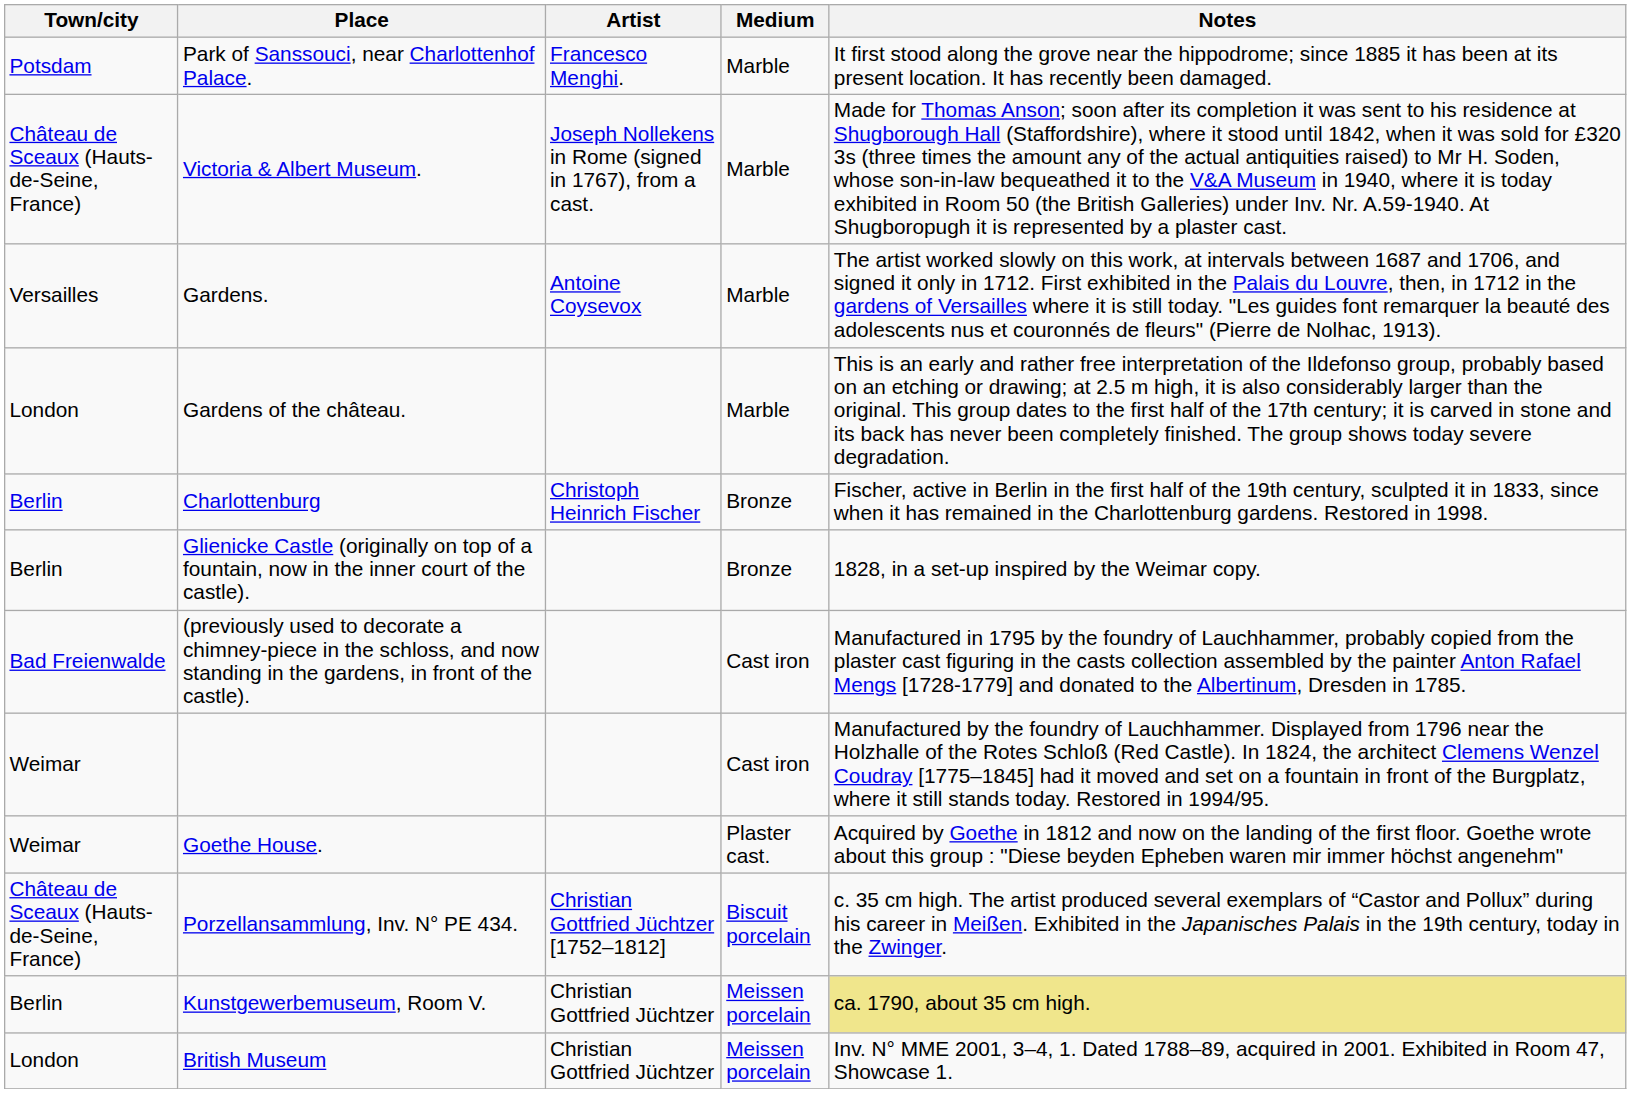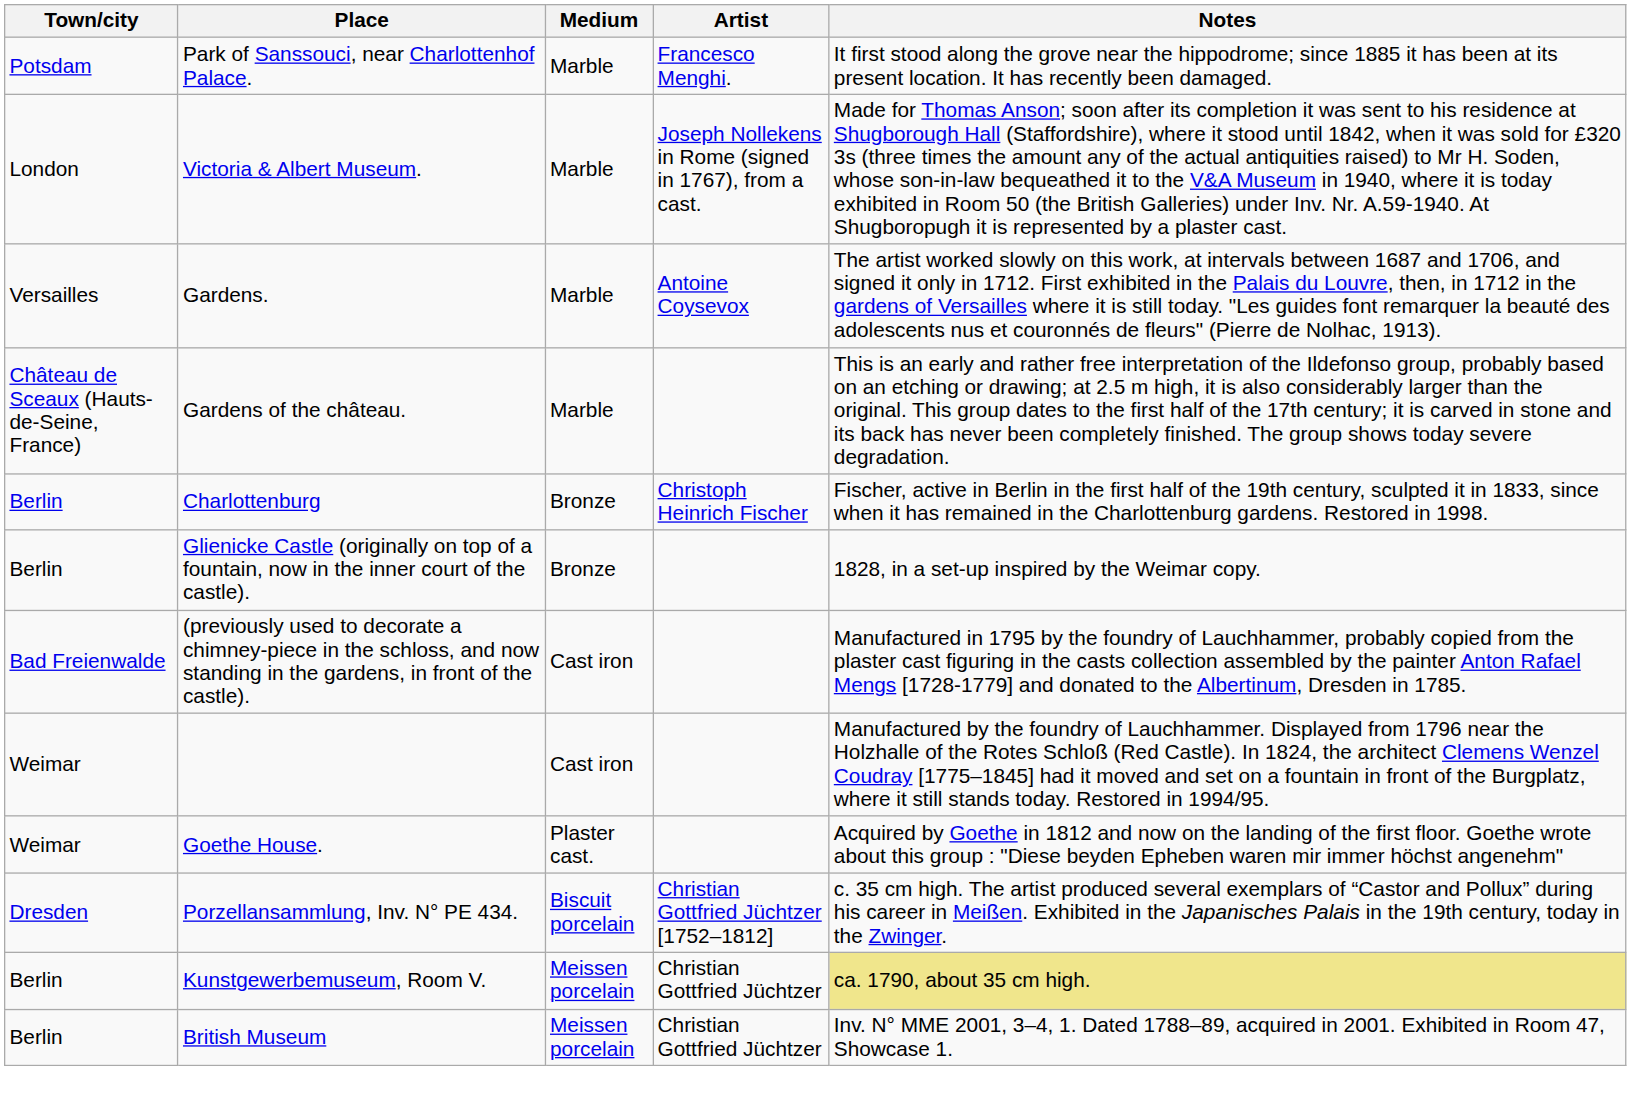columns swapped: (775, 20) <-> (633, 20)
(81, 168) Château de Sceaux (Hauts-de-Seine, France) -> (44, 168) London
(44, 410) London -> (81, 410) Château de Sceaux (Hauts-de-Seine, France)
(81, 924) Château de Sceaux (Hauts-de-Seine, France) -> (49, 912) Dresden
(44, 1060) London -> (36, 1036) Berlin
